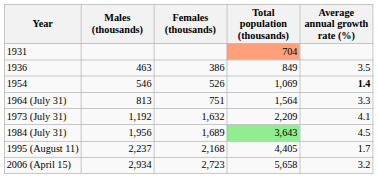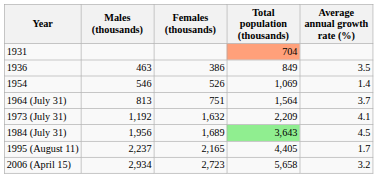(364, 84) bold -> (364, 84) normal
(364, 100) 3.3 -> (364, 100) 3.7
(213, 149) 2,168 -> (213, 149) 2,165
